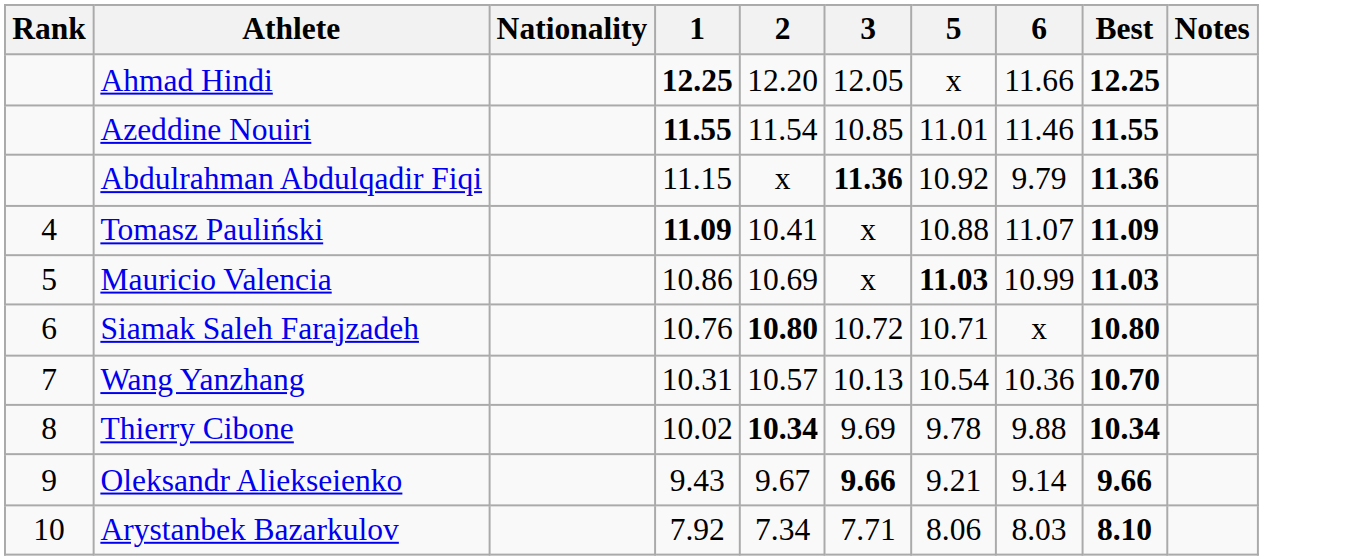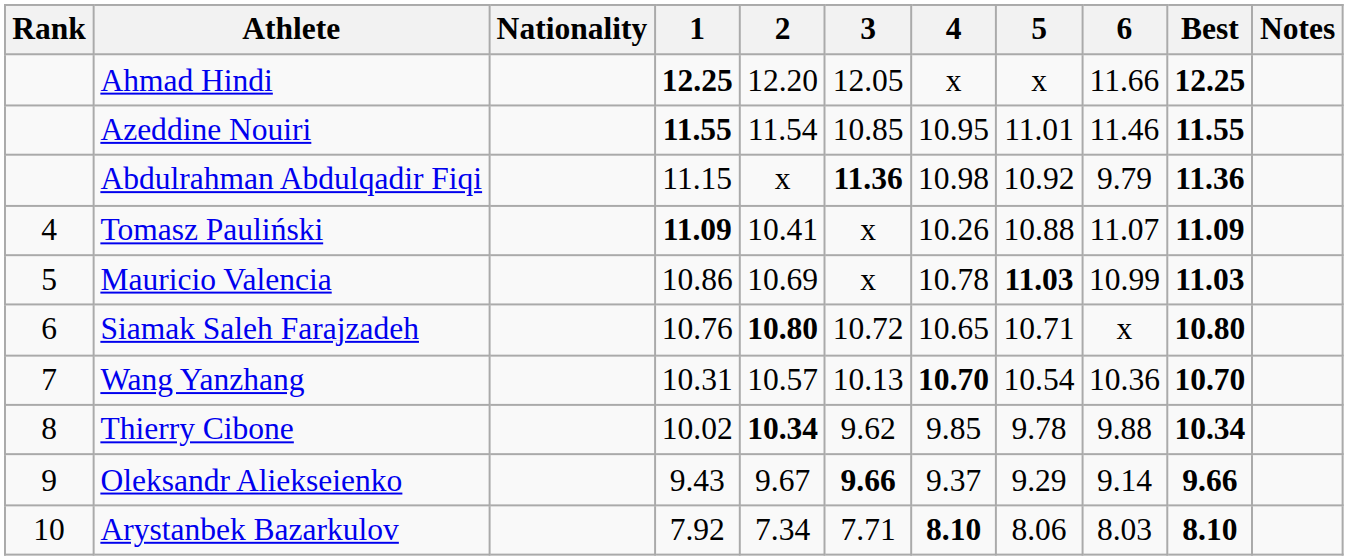+ column: (954, 29)
(868, 429) 9.69 -> (868, 429) 9.62
(954, 479) 9.21 -> (1039, 479) 9.29
